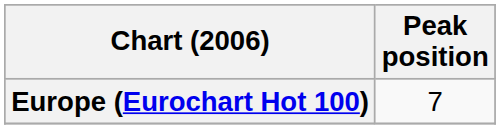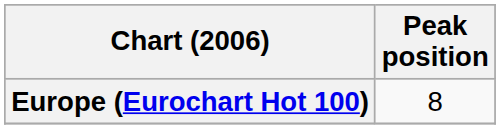(435, 100) 7 -> (435, 100) 8
